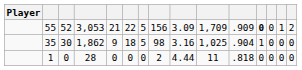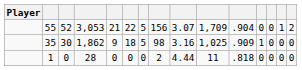(183, 27) 3.09 -> (183, 27) 3.07
(243, 27) .909 -> (243, 27) .904
(261, 27) bold -> (261, 27) normal
(243, 42) .904 -> (243, 42) .909
